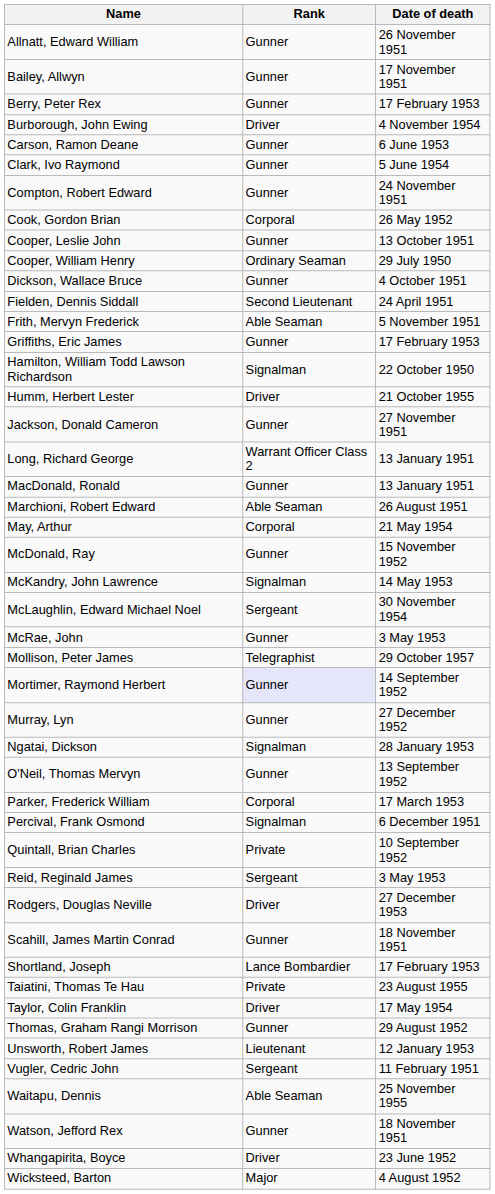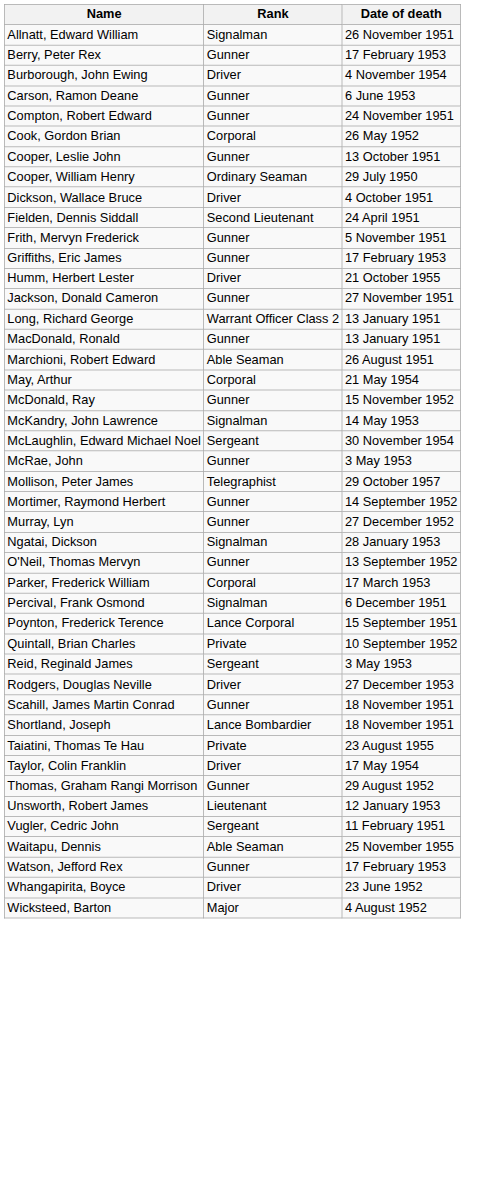(267, 42) Gunner -> (237, 34) Signalman
- row: (46, 76)
- row: (64, 165)
(267, 281) Gunner -> (224, 197) Driver
(284, 321) Able Seaman -> (228, 237) Gunner
- row: (96, 369)
(267, 685) lavender background -> (228, 501) no background
+ row: (85, 623)
(429, 967) 17 February 1953 -> (399, 725) 18 November 1951
(417, 1131) 18 November 1951 -> (396, 867) 17 February 1953
